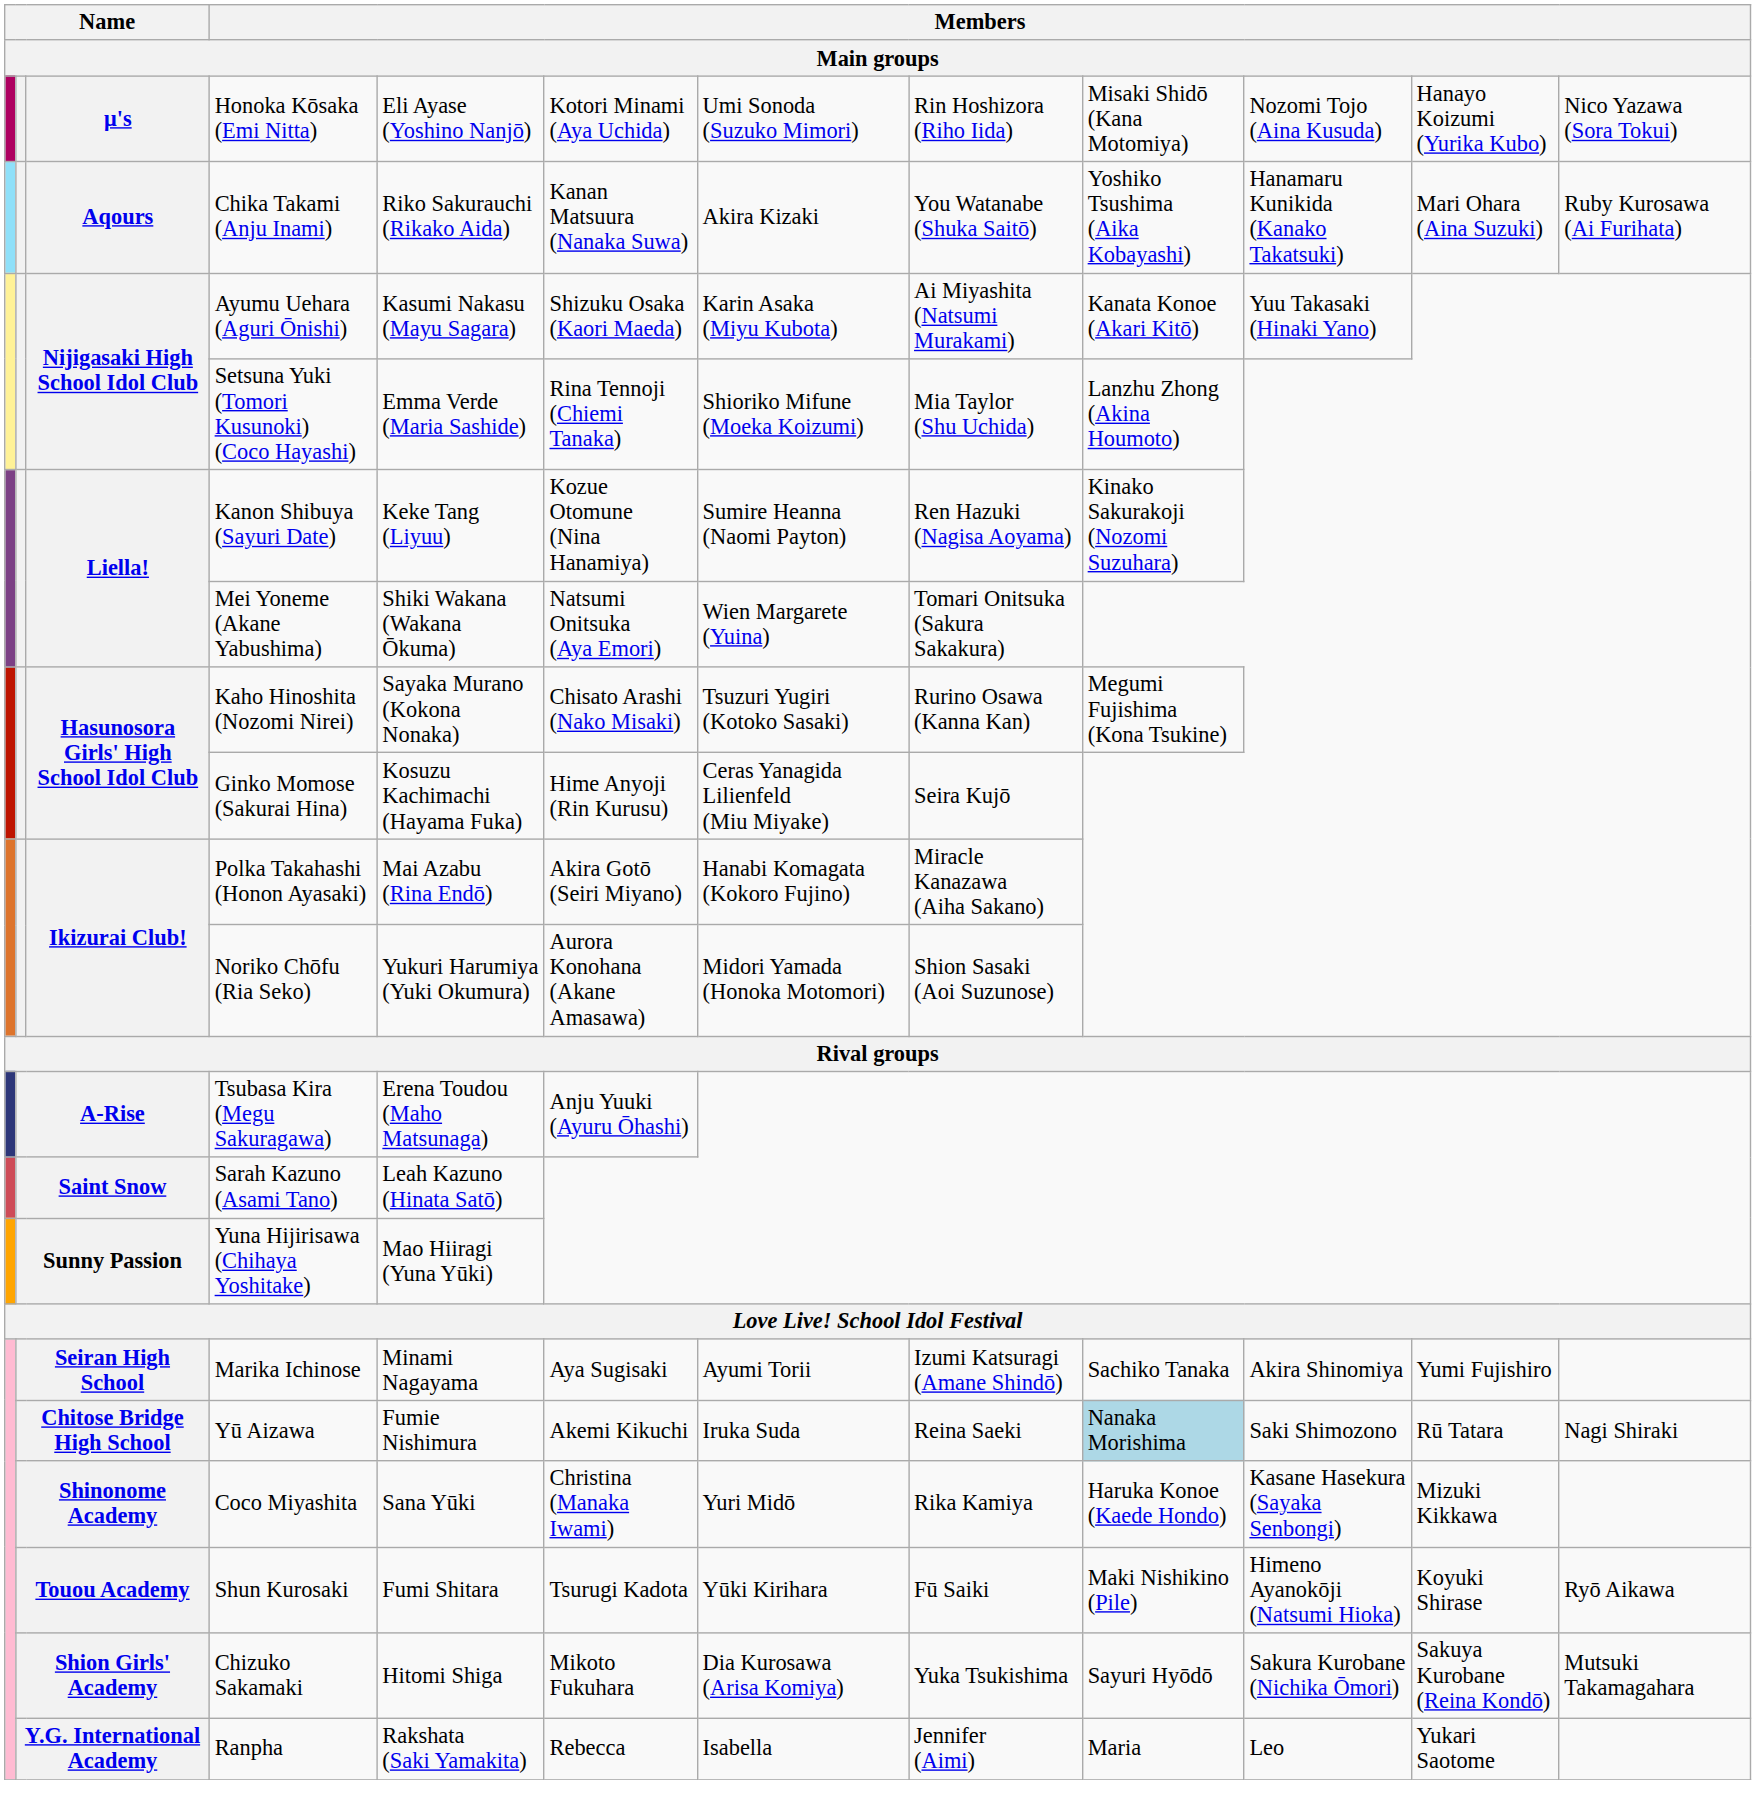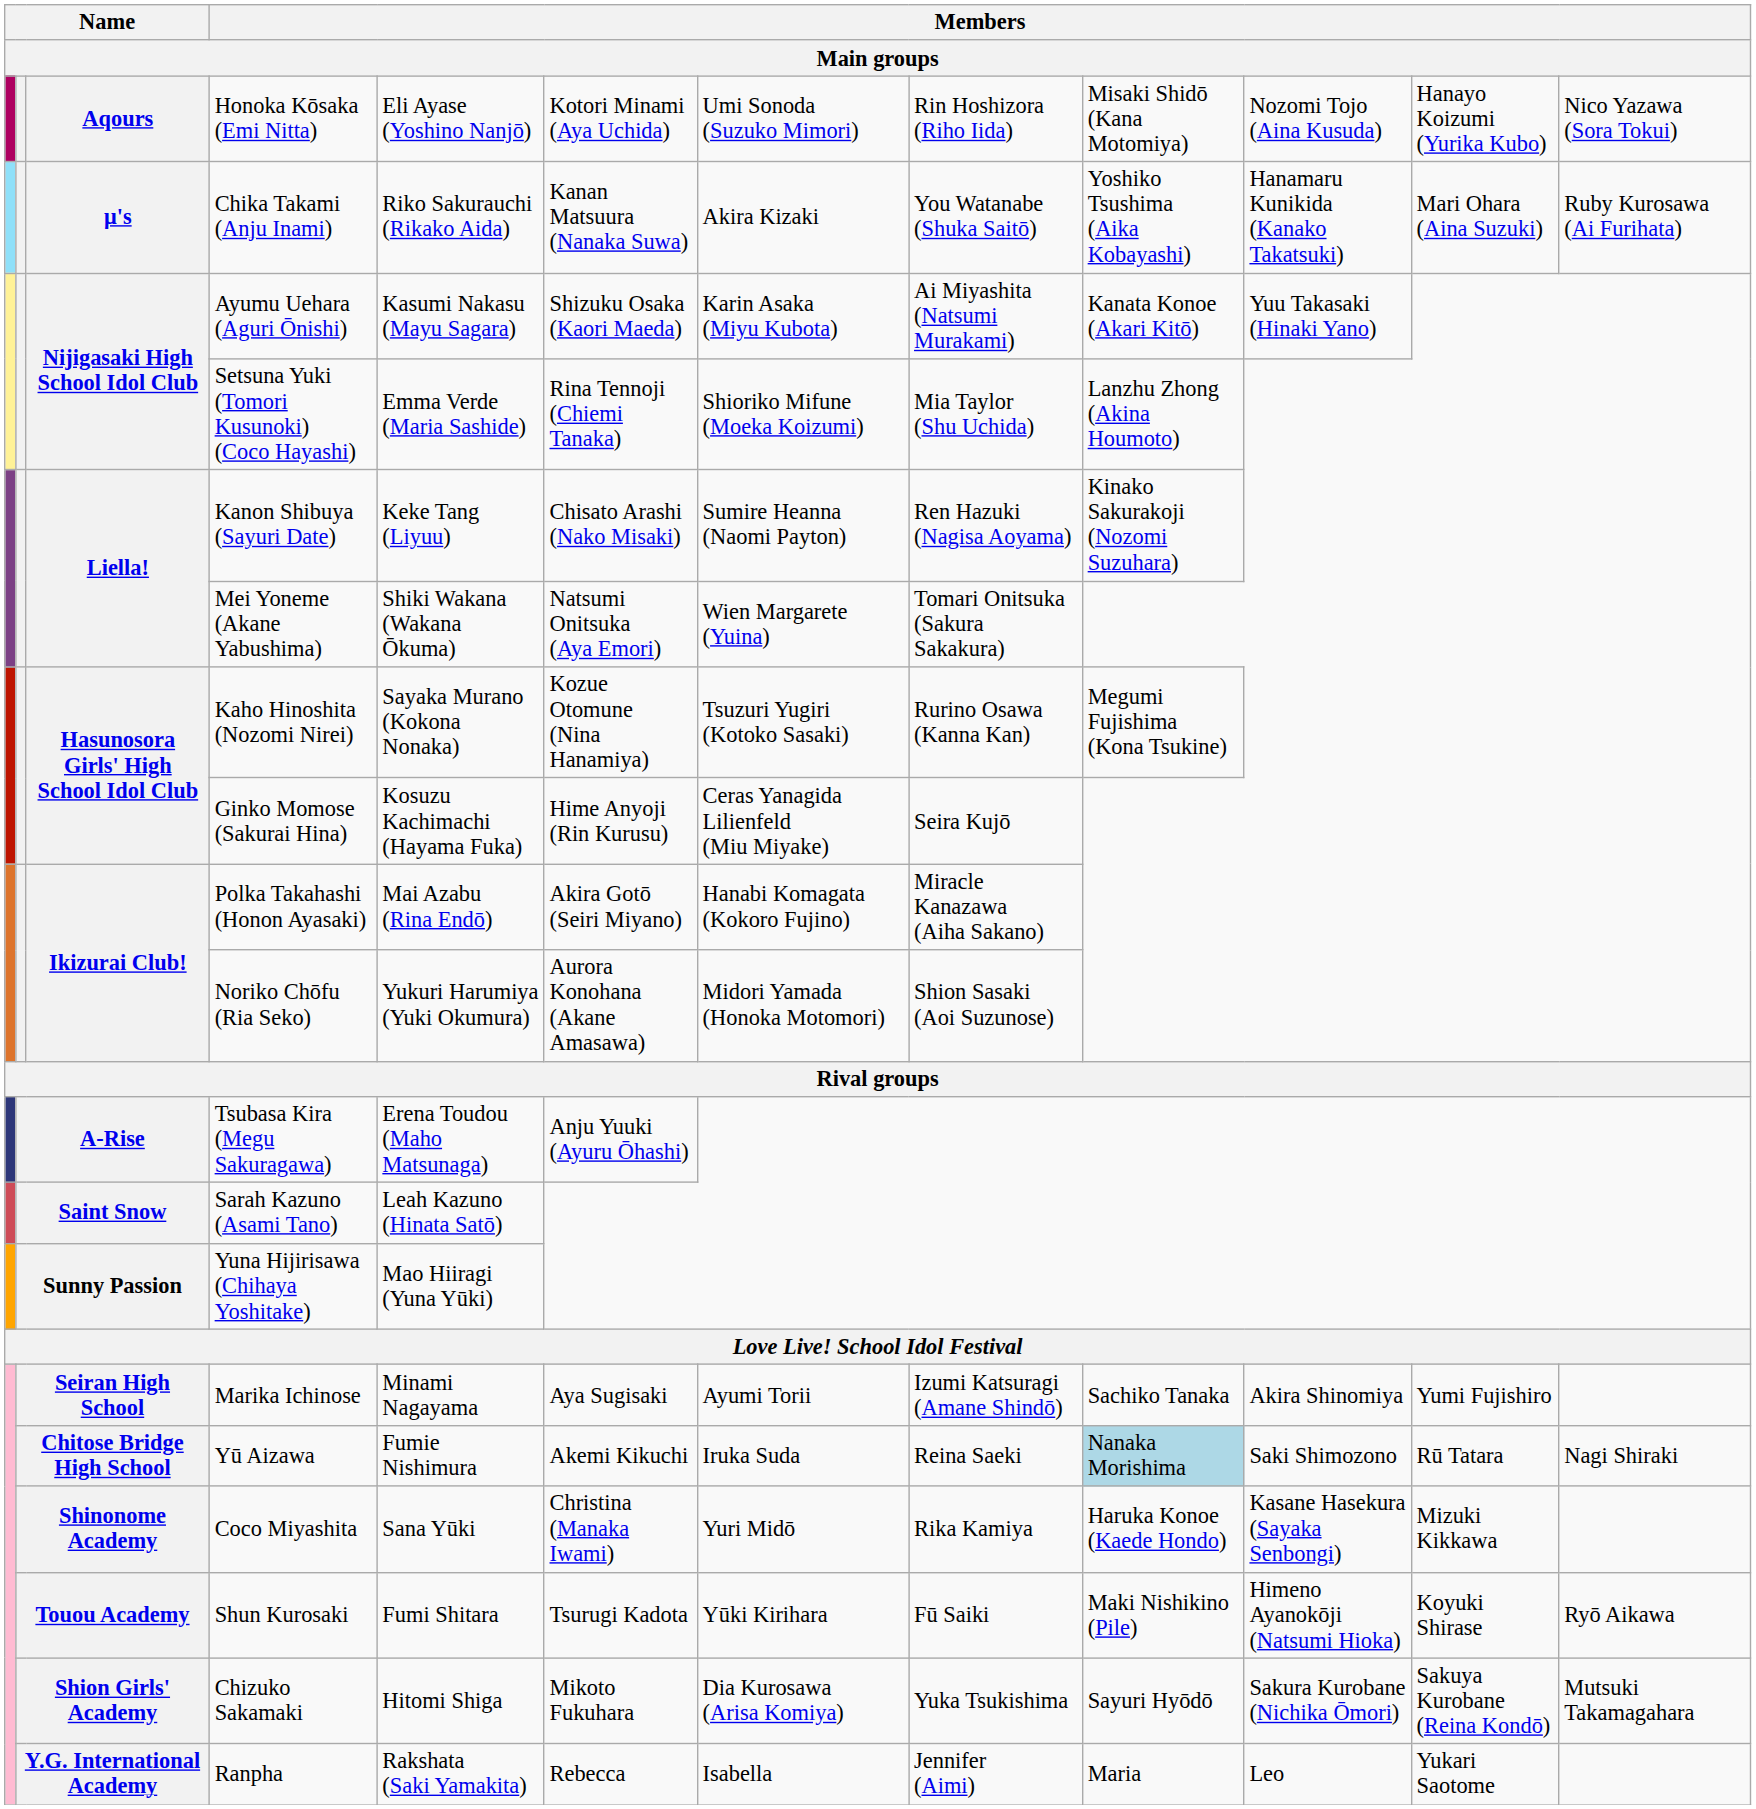(118, 118) μ's -> (118, 118) Aqours
(118, 217) Aqours -> (118, 217) μ's
(599, 525) Kozue Otomune (Nina Hanamiya) -> (616, 525) Chisato Arashi (Nako Misaki)
(616, 709) Chisato Arashi (Nako Misaki) -> (599, 722) Kozue Otomune (Nina Hanamiya)
